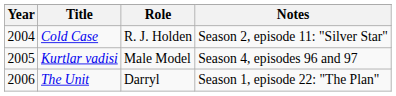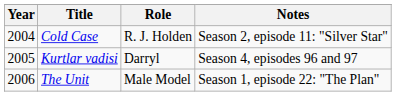(157, 58) Male Model -> (142, 58) Darryl
(142, 79) Darryl -> (157, 79) Male Model
